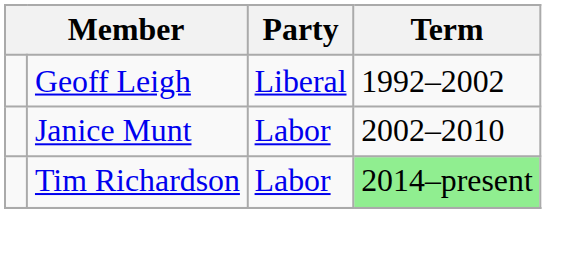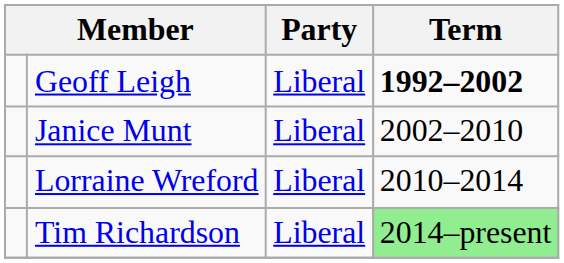(433, 80) normal -> (451, 80) bold
(293, 130) Labor -> (319, 130) Liberal
+ row: (147, 181)
(293, 181) Labor -> (319, 231) Liberal
